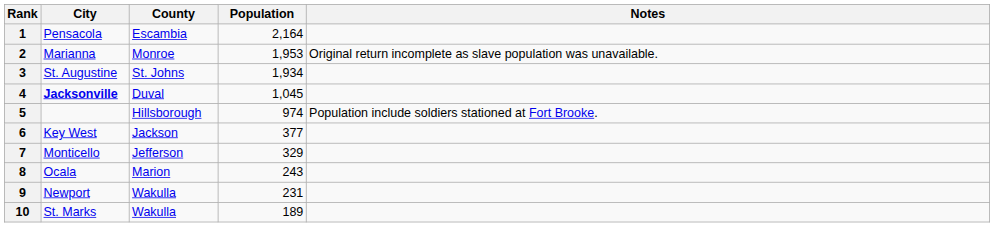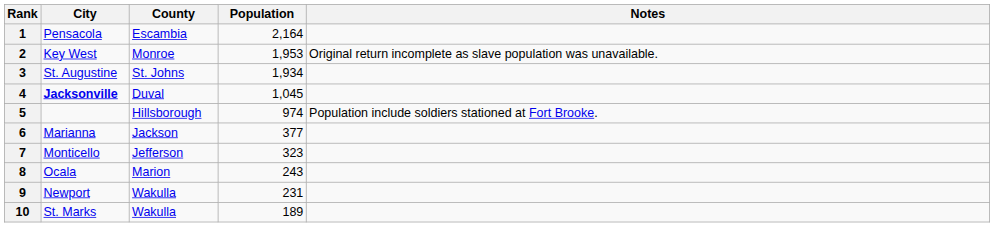(70, 53) Marianna -> (70, 53) Key West
(70, 133) Key West -> (70, 133) Marianna
(293, 152) 329 -> (293, 152) 323
